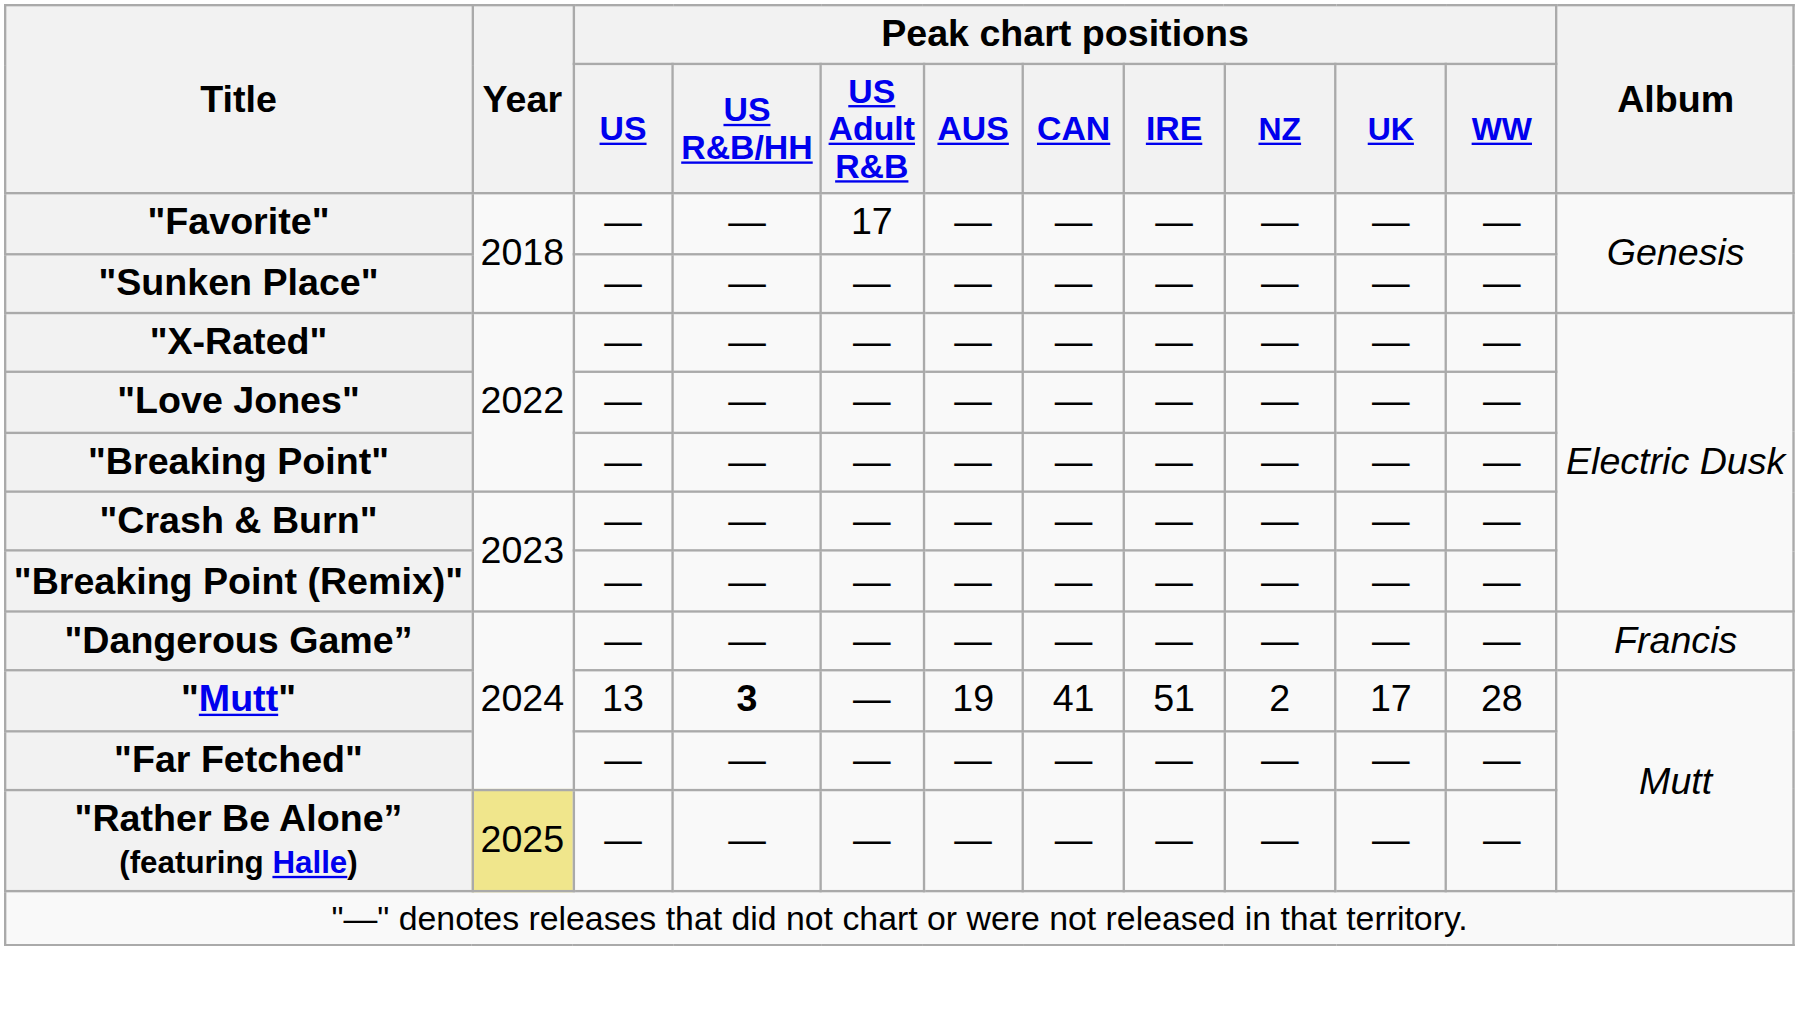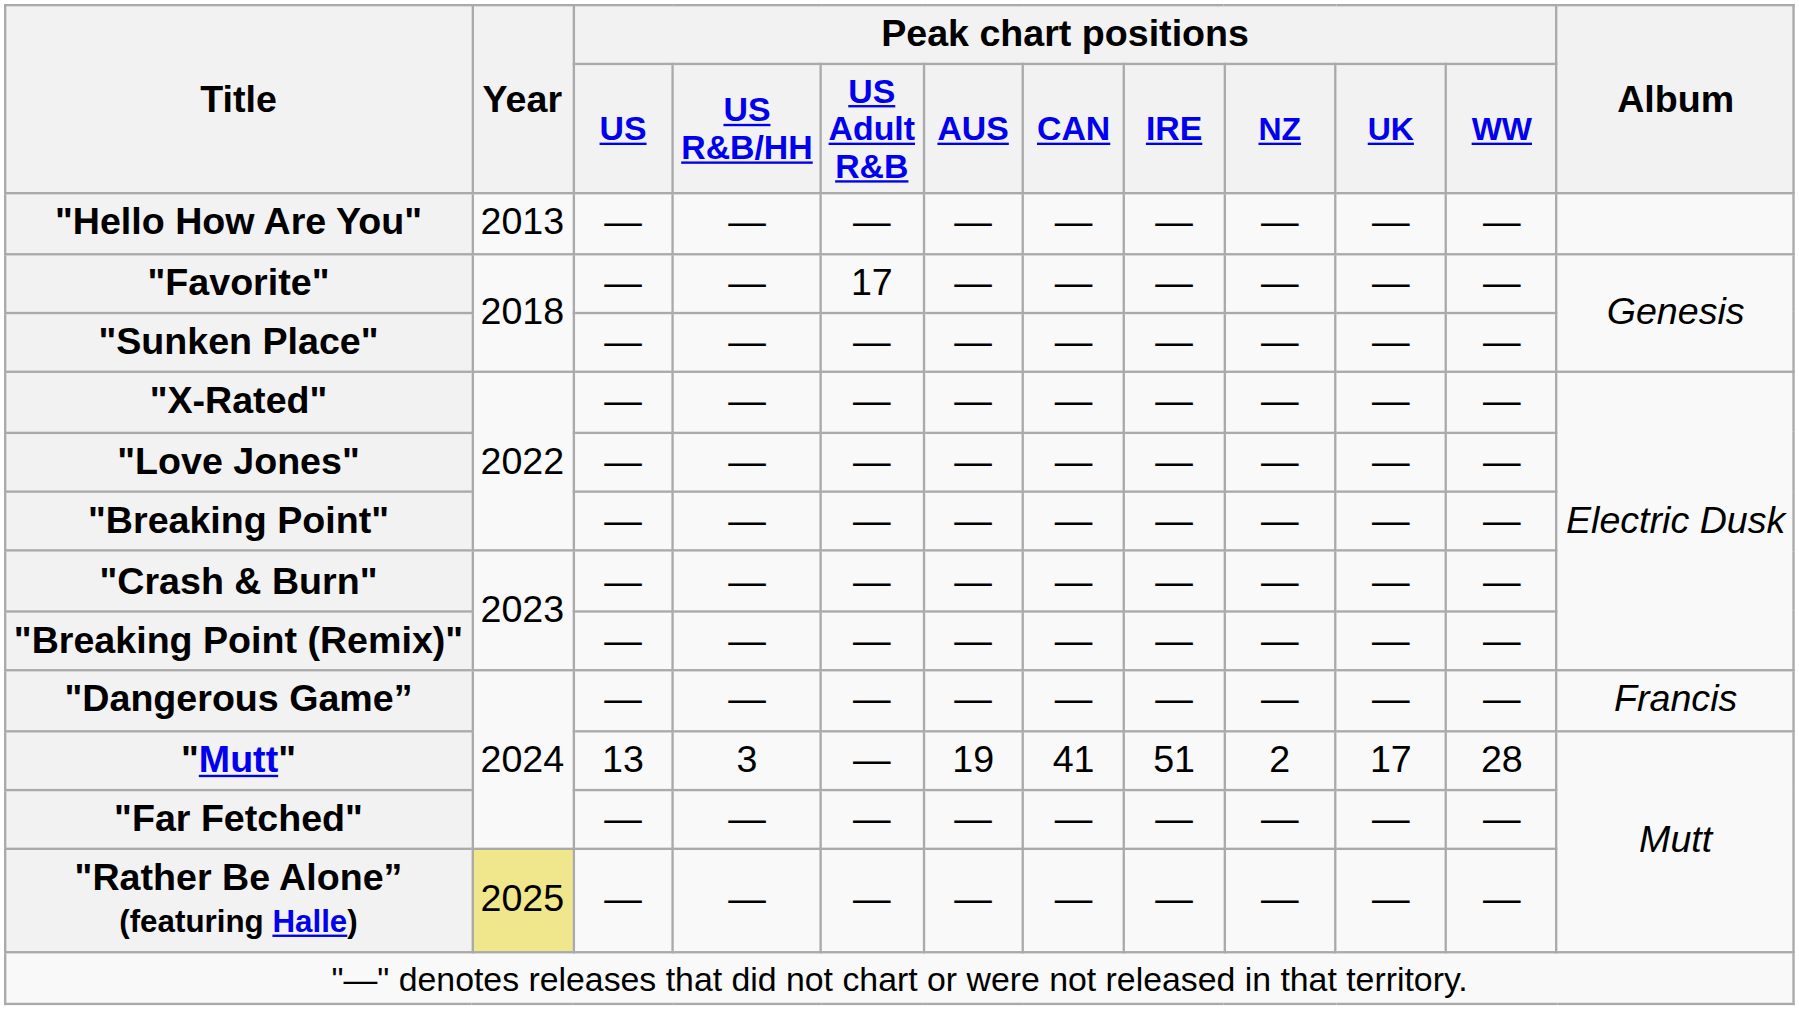+ row: (239, 222)
(747, 699) bold -> (747, 759) normal
